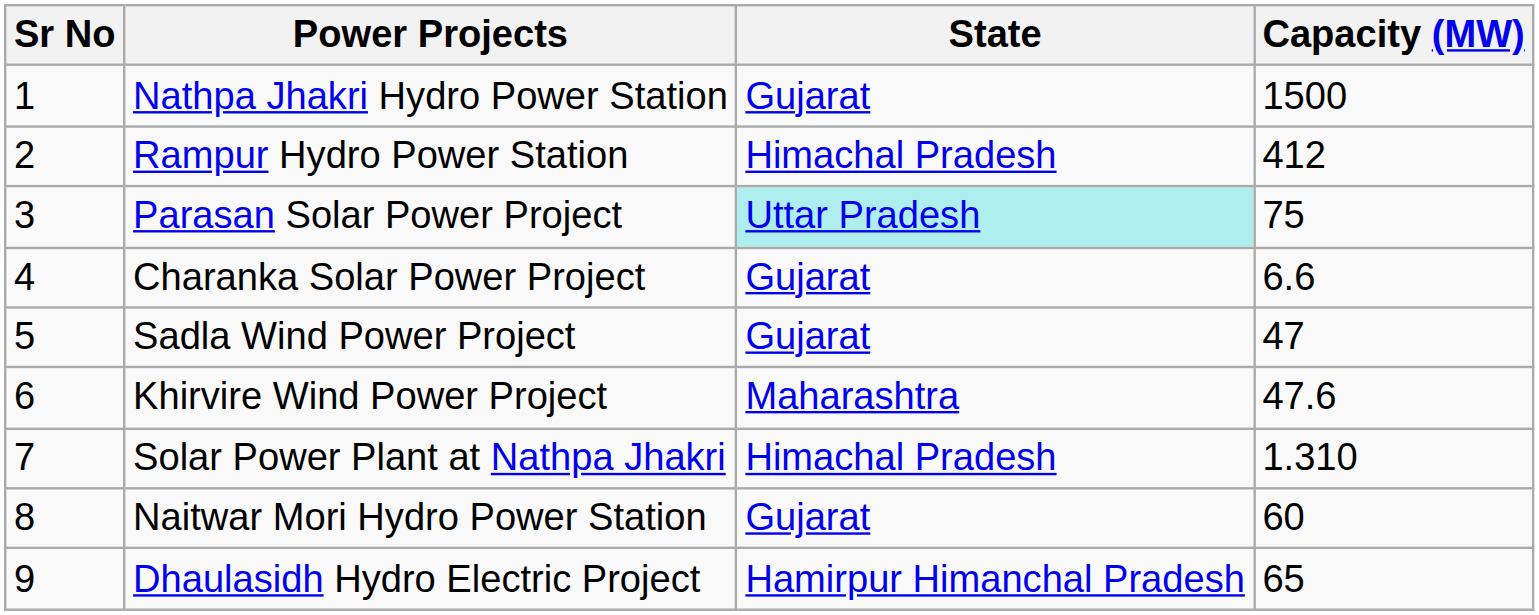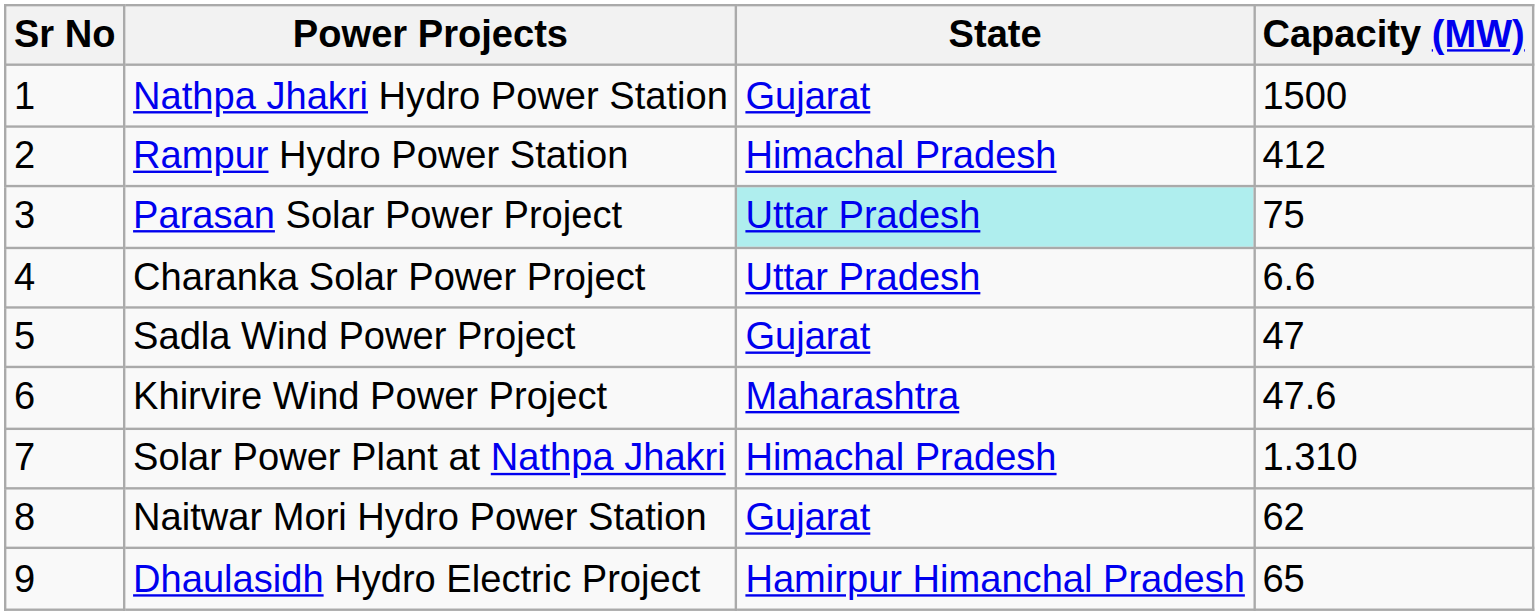(808, 276) Gujarat -> (863, 276) Uttar Pradesh
(1284, 517) 60 -> (1284, 517) 62
